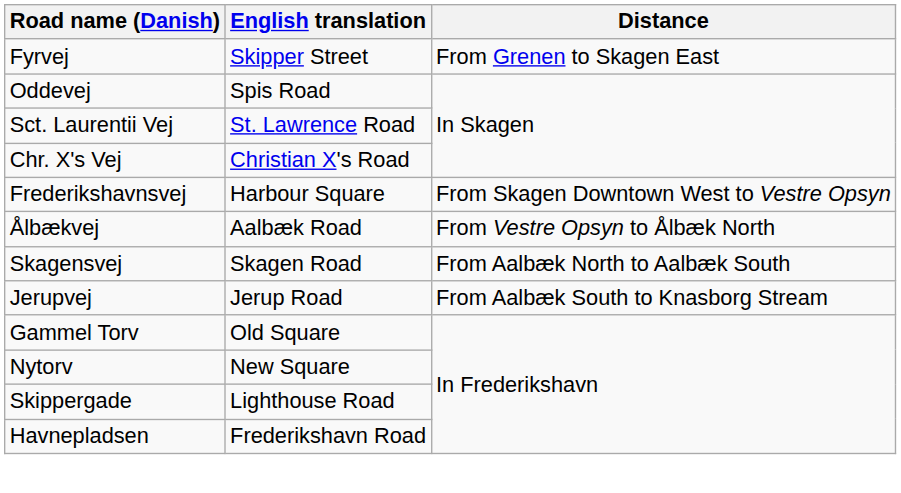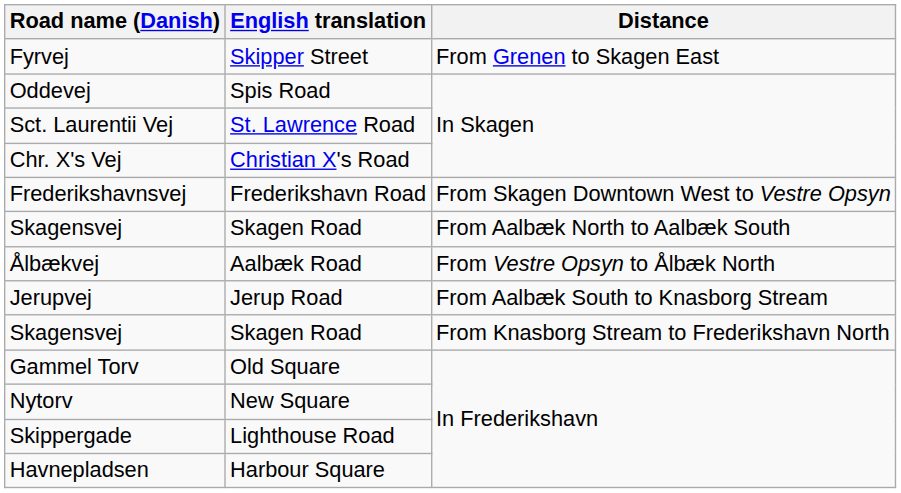(308, 194) Harbour Square -> (328, 194) Frederikshavn Road
rows swapped: (54, 228) <-> (66, 263)
+ row: (66, 332)
(328, 435) Frederikshavn Road -> (308, 470) Harbour Square
